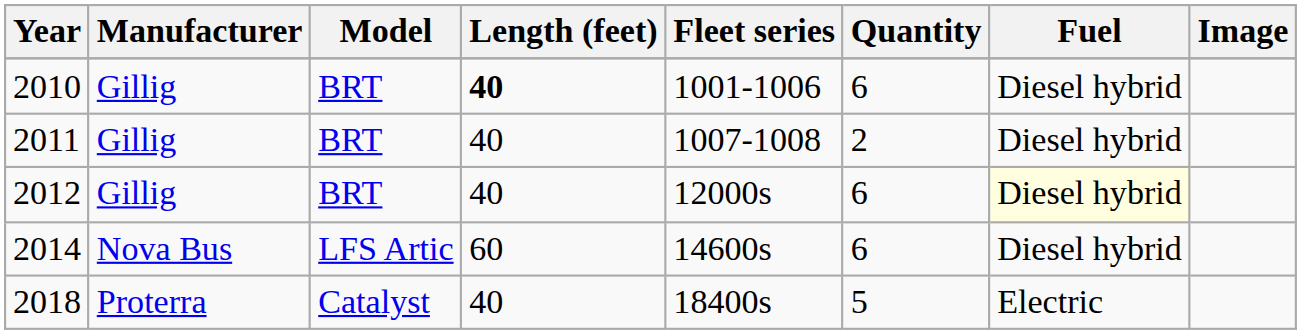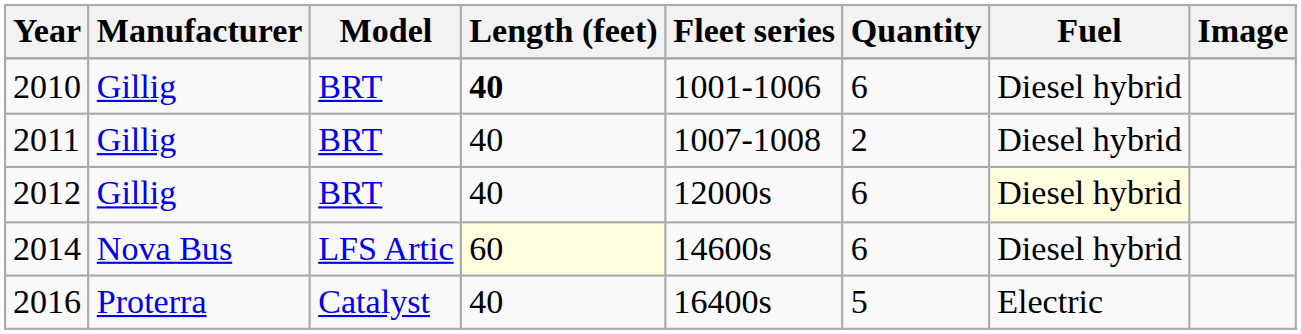(486, 247) no background -> (486, 247) lightyellow background
+ row: (47, 301)
- row: (47, 301)
